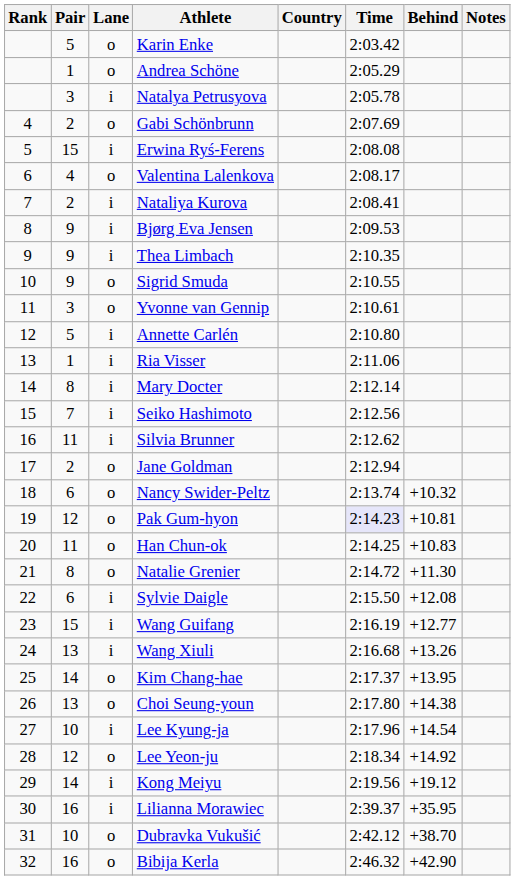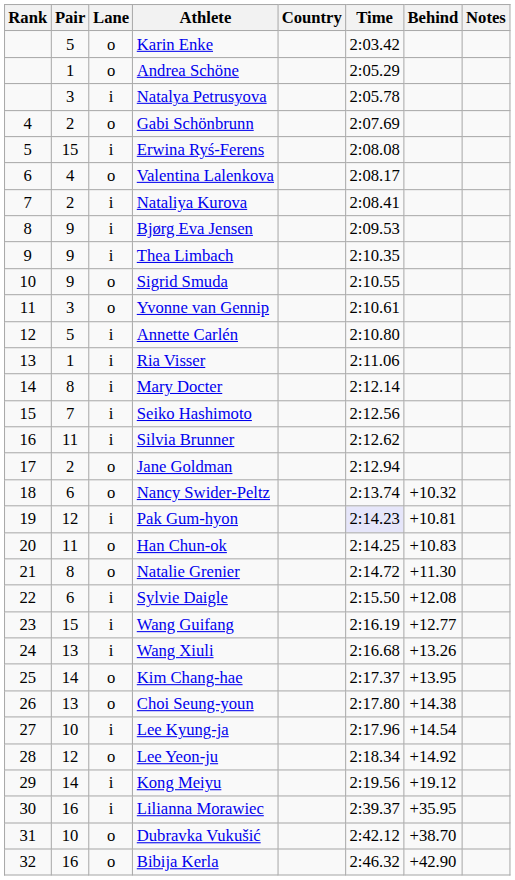(111, 519) o -> (111, 519) i
